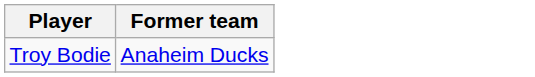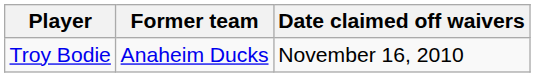+ column: (402, 21)
